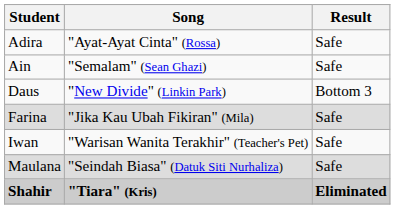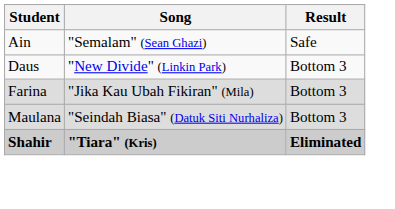- row: (25, 42)
(329, 117) Safe -> (318, 92) Bottom 3
- row: (23, 142)
(329, 166) Safe -> (318, 117) Bottom 3
